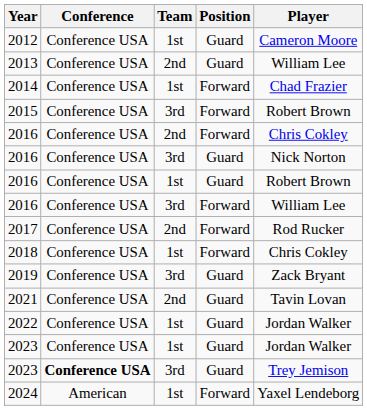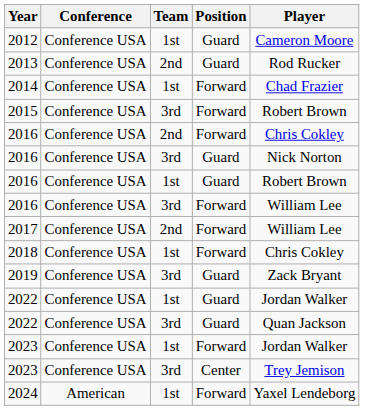(308, 63) William Lee -> (304, 63) Rod Rucker
(308, 228) Rod Rucker -> (304, 228) William Lee
- row: (23, 299)
+ row: (23, 323)
(225, 346) Guard -> (221, 346) Forward
(97, 370) bold -> (96, 370) normal
(225, 370) Guard -> (221, 370) Center
